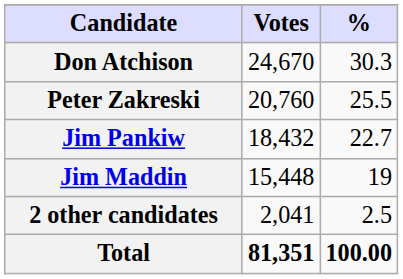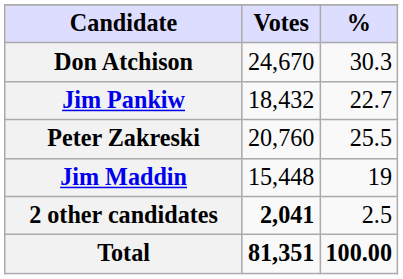rows swapped: (124, 100) <-> (124, 138)
(287, 215) normal -> (287, 215) bold
